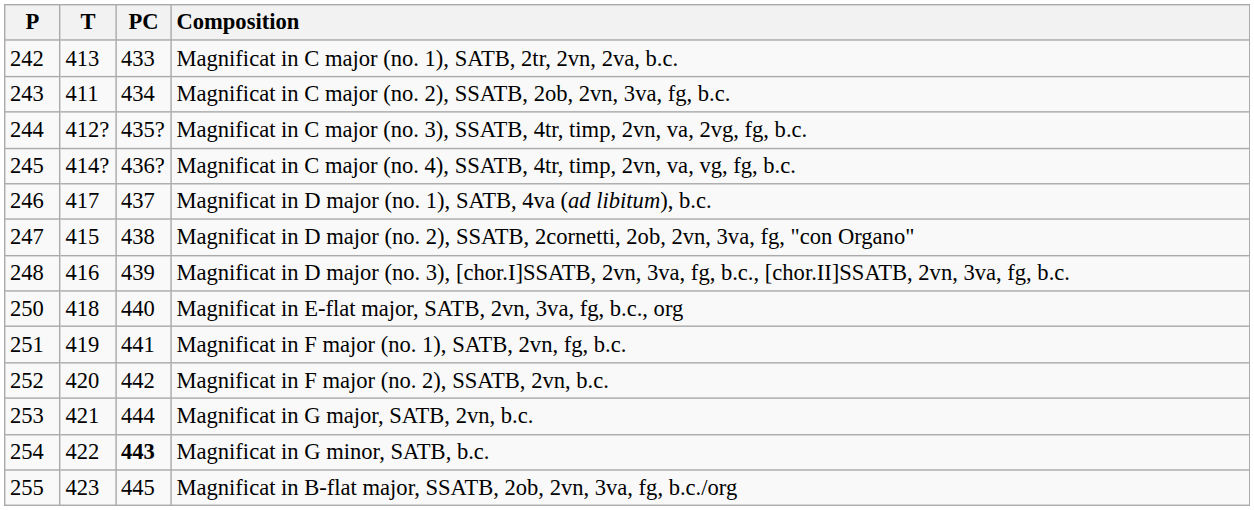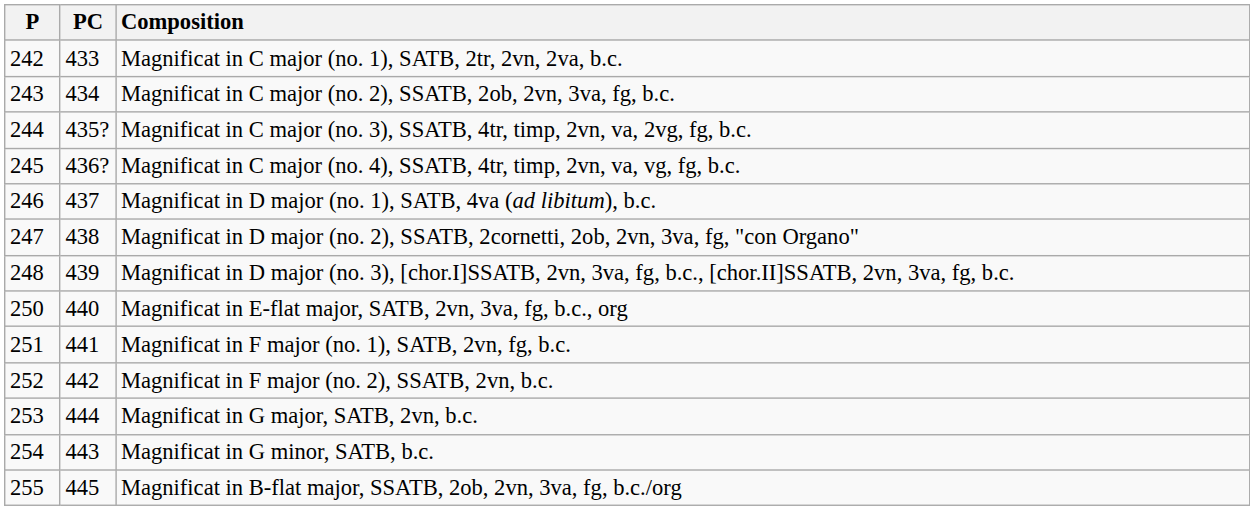- column: (88, 22)
(138, 451) bold -> (82, 451) normal
